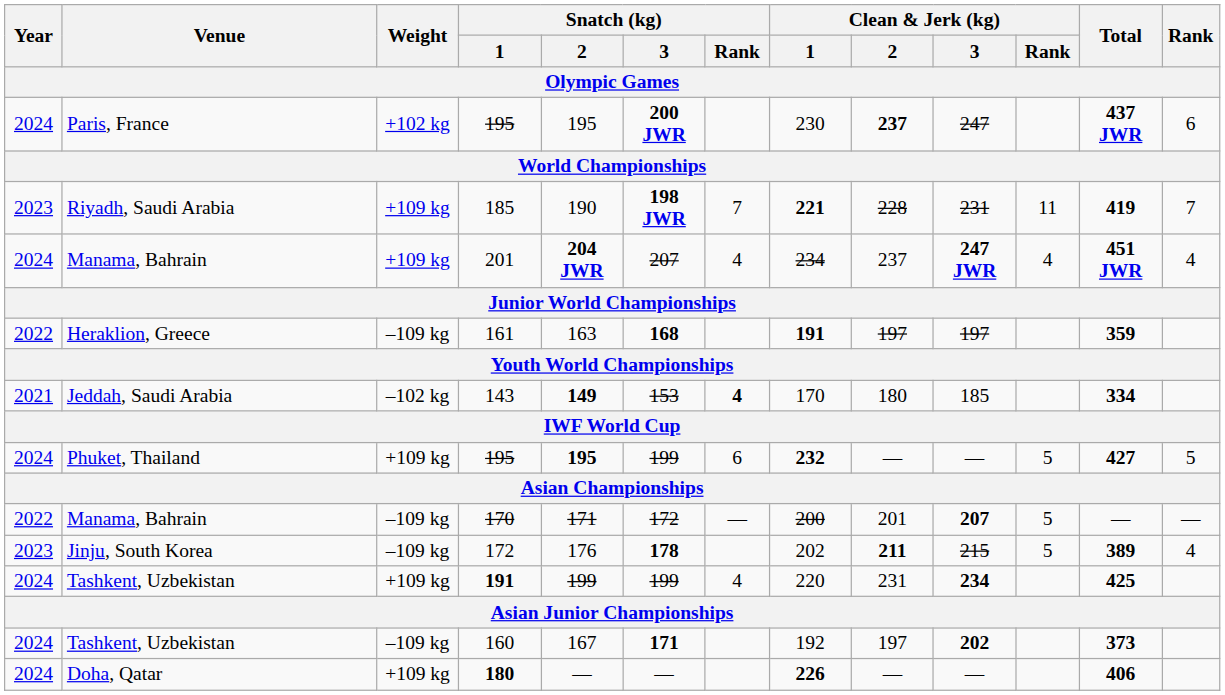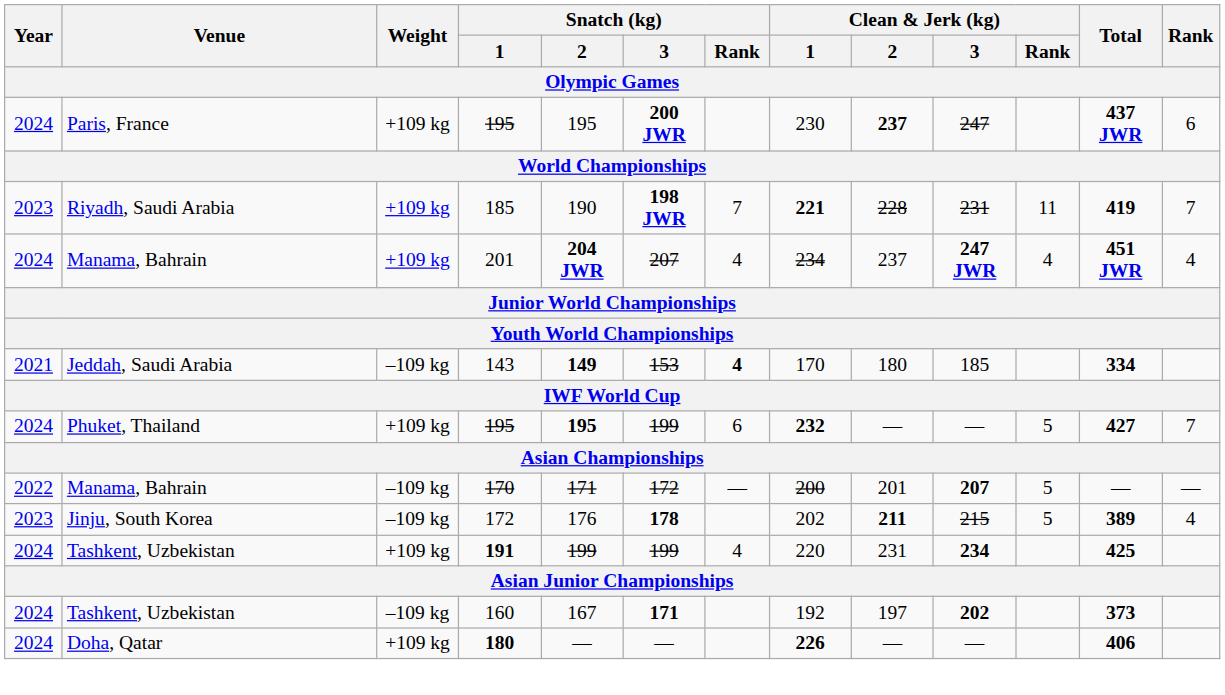(418, 123) +102 kg -> (418, 123) +109 kg
- row: (138, 333)
(418, 395) –102 kg -> (418, 364) –109 kg
(1191, 457) 5 -> (1191, 426) 7
